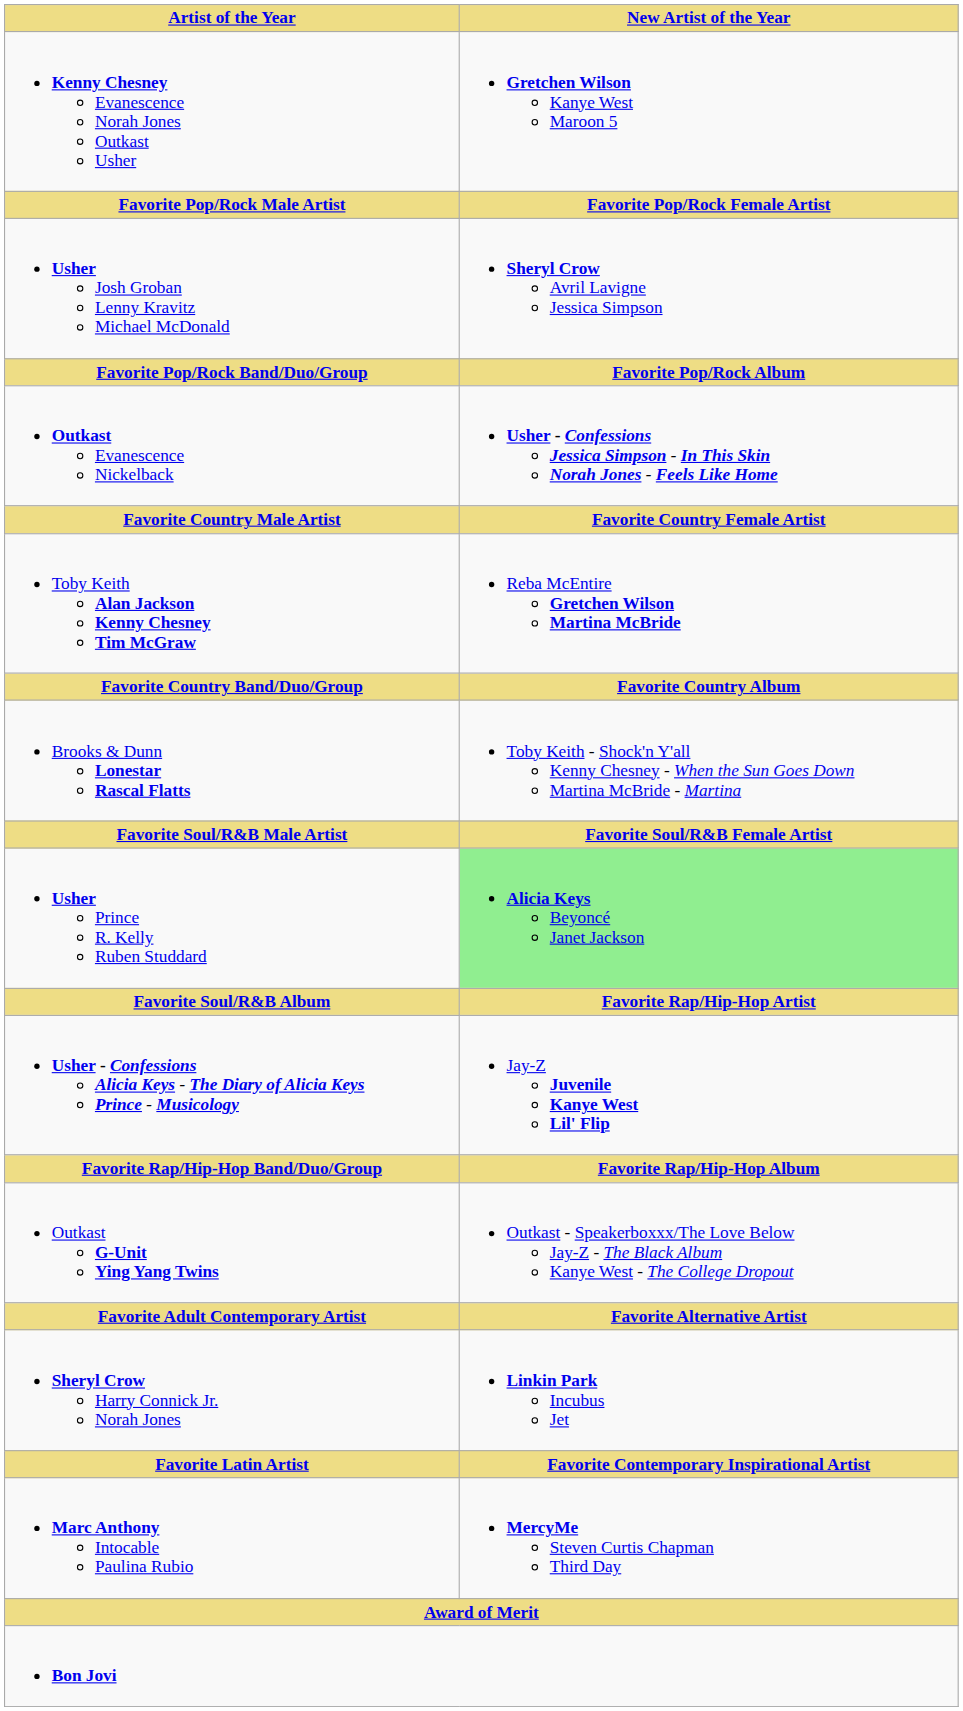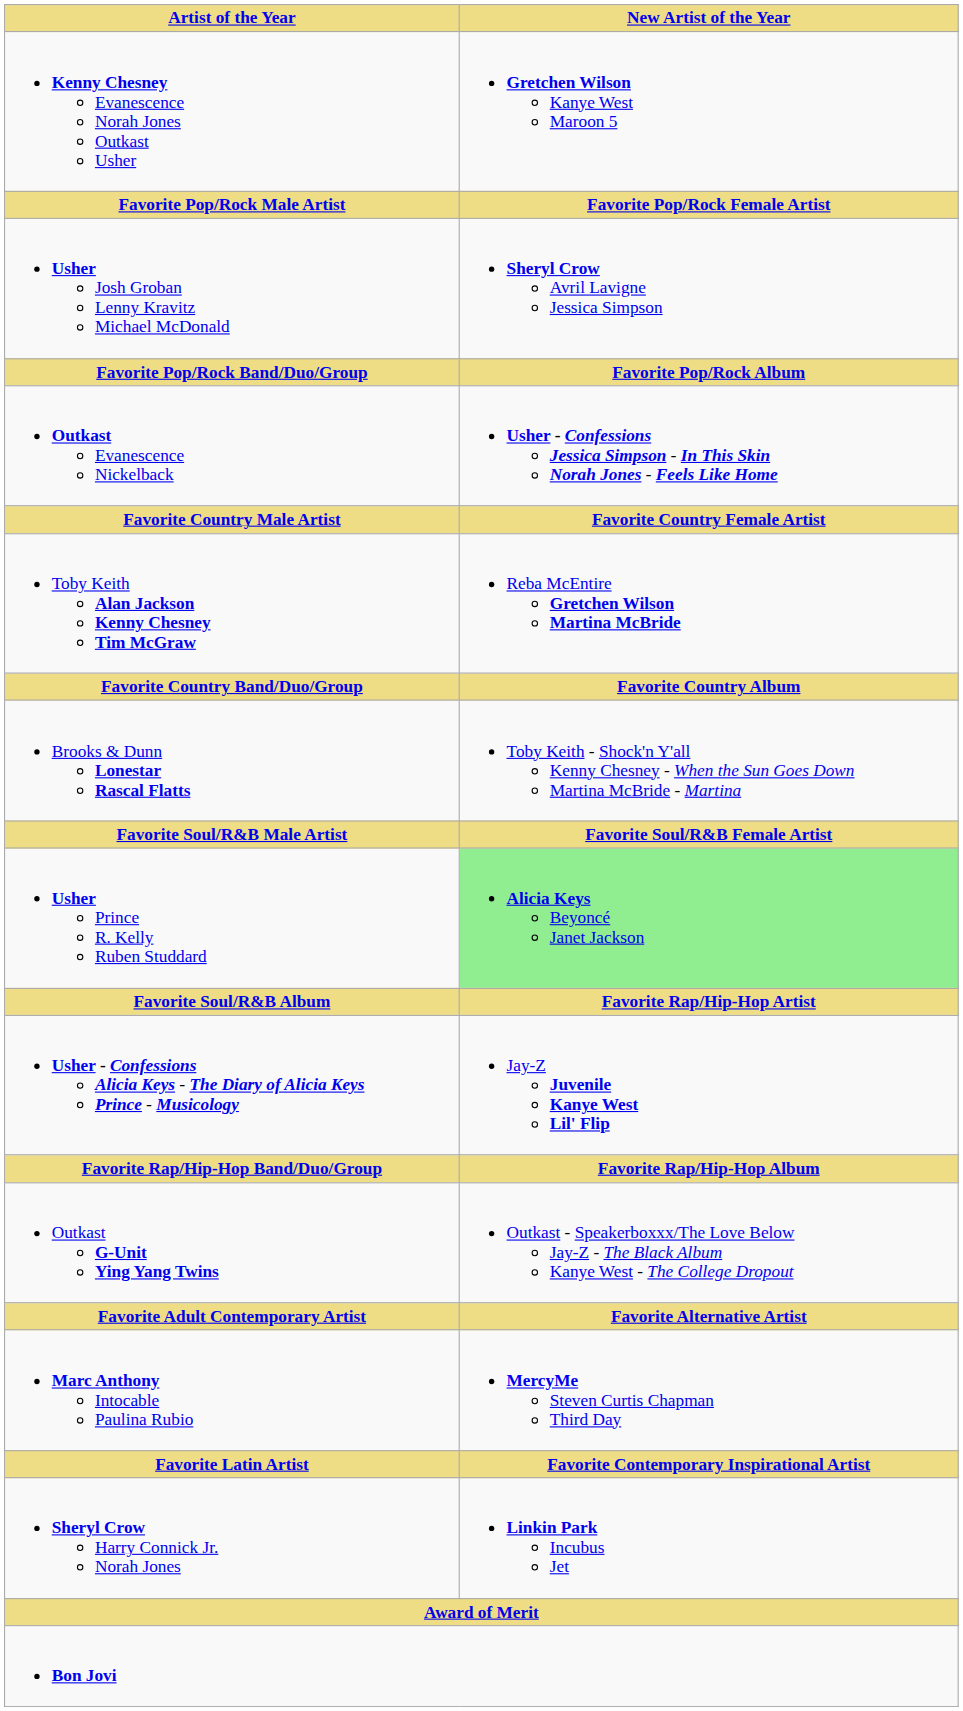rows swapped: (232, 1400) <-> (232, 1548)
